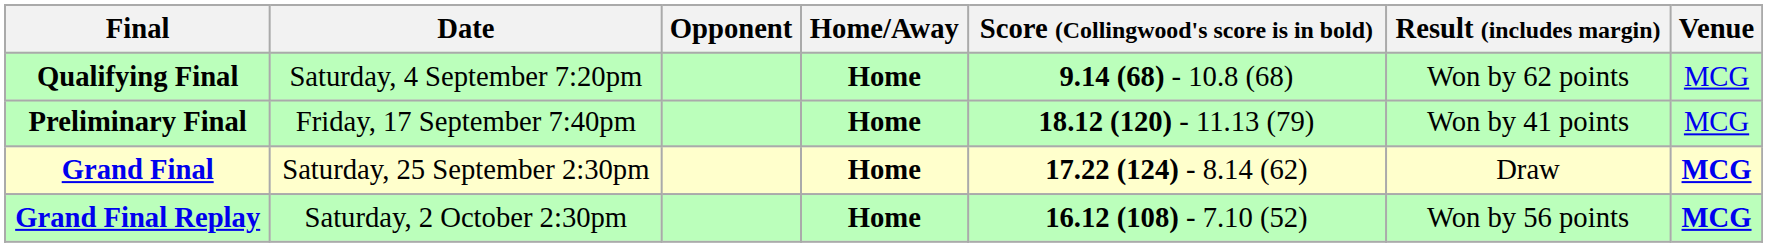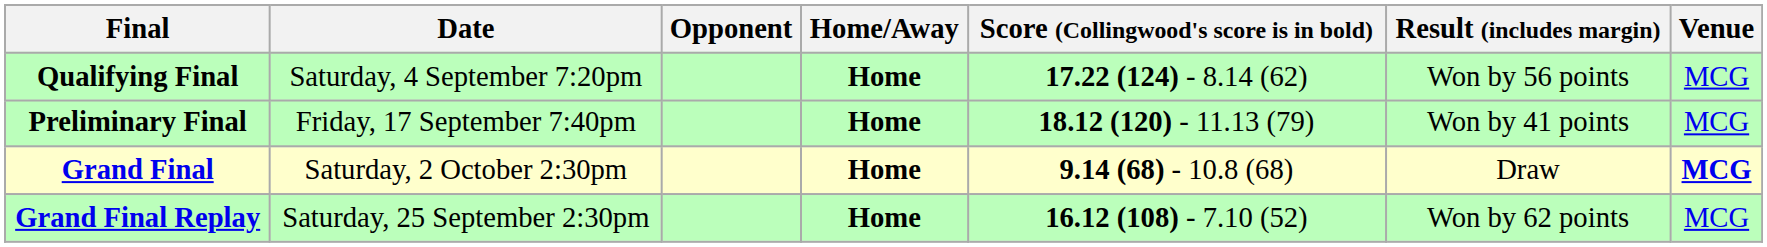(1176, 75) 9.14 (68) - 10.8 (68) -> (1176, 75) 17.22 (124) - 8.14 (62)
(1528, 75) Won by 62 points -> (1528, 75) Won by 56 points
(466, 170) Saturday, 25 September 2:30pm -> (466, 170) Saturday, 2 October 2:30pm
(1176, 170) 17.22 (124) - 8.14 (62) -> (1176, 170) 9.14 (68) - 10.8 (68)
(466, 217) Saturday, 2 October 2:30pm -> (466, 217) Saturday, 25 September 2:30pm
(1528, 217) Won by 56 points -> (1528, 217) Won by 62 points
(1717, 217) bold -> (1717, 217) normal
